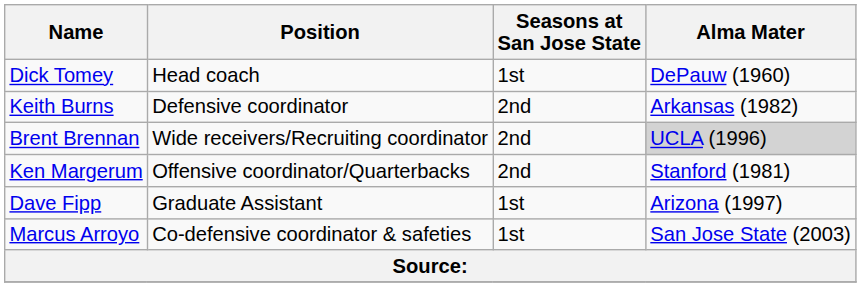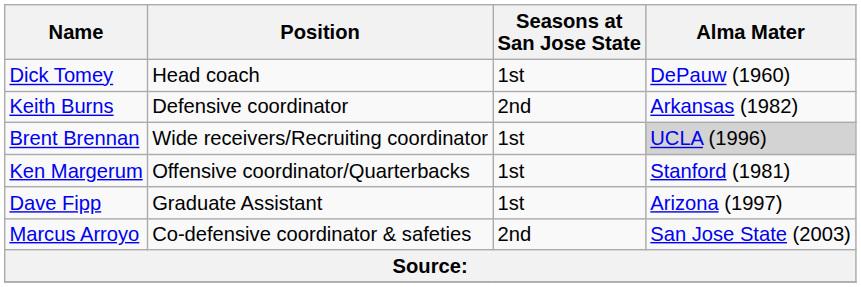(514, 139) 2nd -> (511, 139) 1st
(514, 171) 2nd -> (511, 171) 1st
(511, 235) 1st -> (514, 235) 2nd
